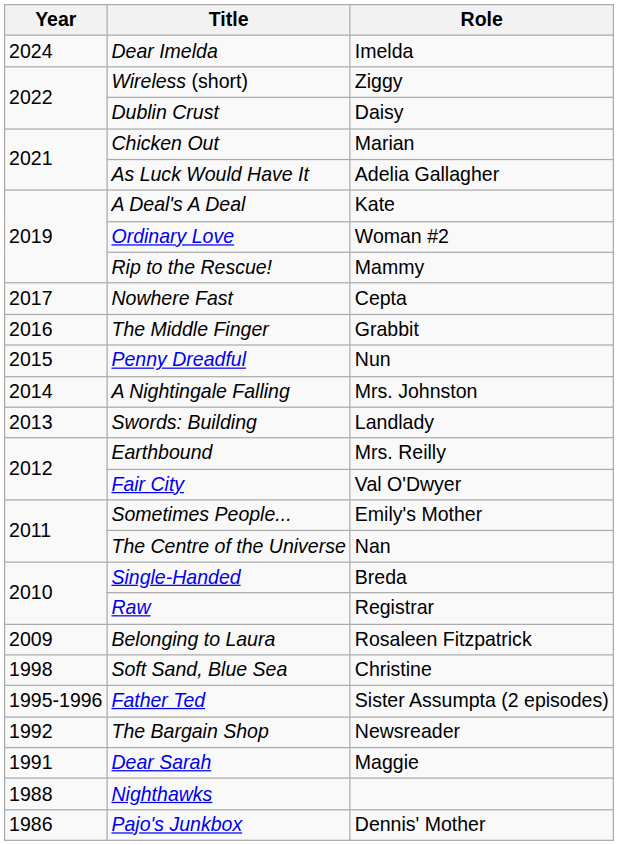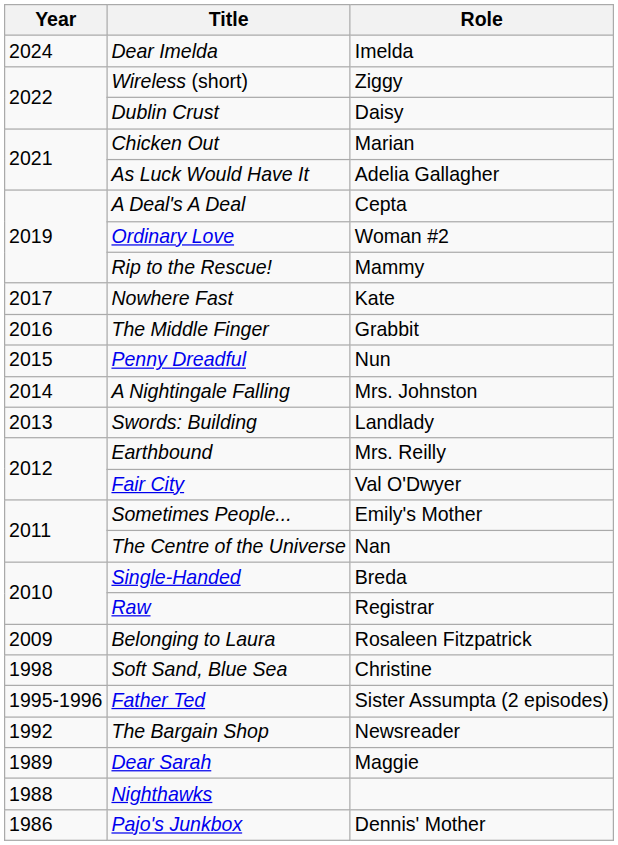(375, 205) Kate -> (381, 205) Cepta
(381, 298) Cepta -> (375, 298) Kate
(31, 762) 1991 -> (31, 762) 1989
